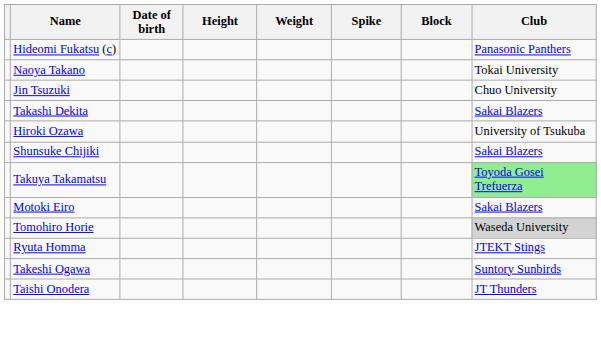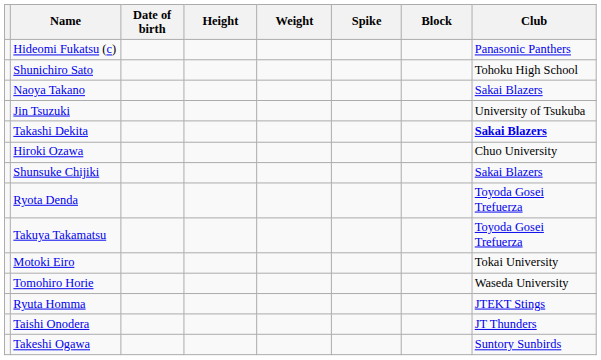+ row: (53, 69)
(516, 69) Tokai University -> (509, 90) Sakai Blazers
(516, 90) Chuo University -> (530, 110) University of Tsukuba
(509, 110) normal -> (511, 131) bold
(530, 131) University of Tsukuba -> (516, 151) Chuo University
+ row: (46, 200)
(509, 179) lightgreen background -> (509, 235) no background
(509, 207) Sakai Blazers -> (517, 262) Tokai University
(522, 227) lightgrey background -> (522, 283) no background
rows swapped: (52, 268) <-> (51, 289)
